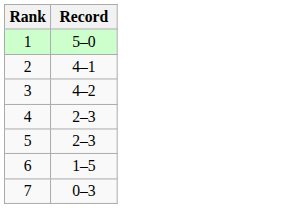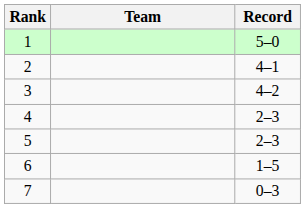+ column: (143, 16)
